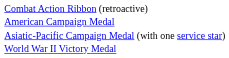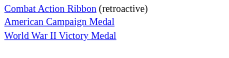- row: (115, 35)
